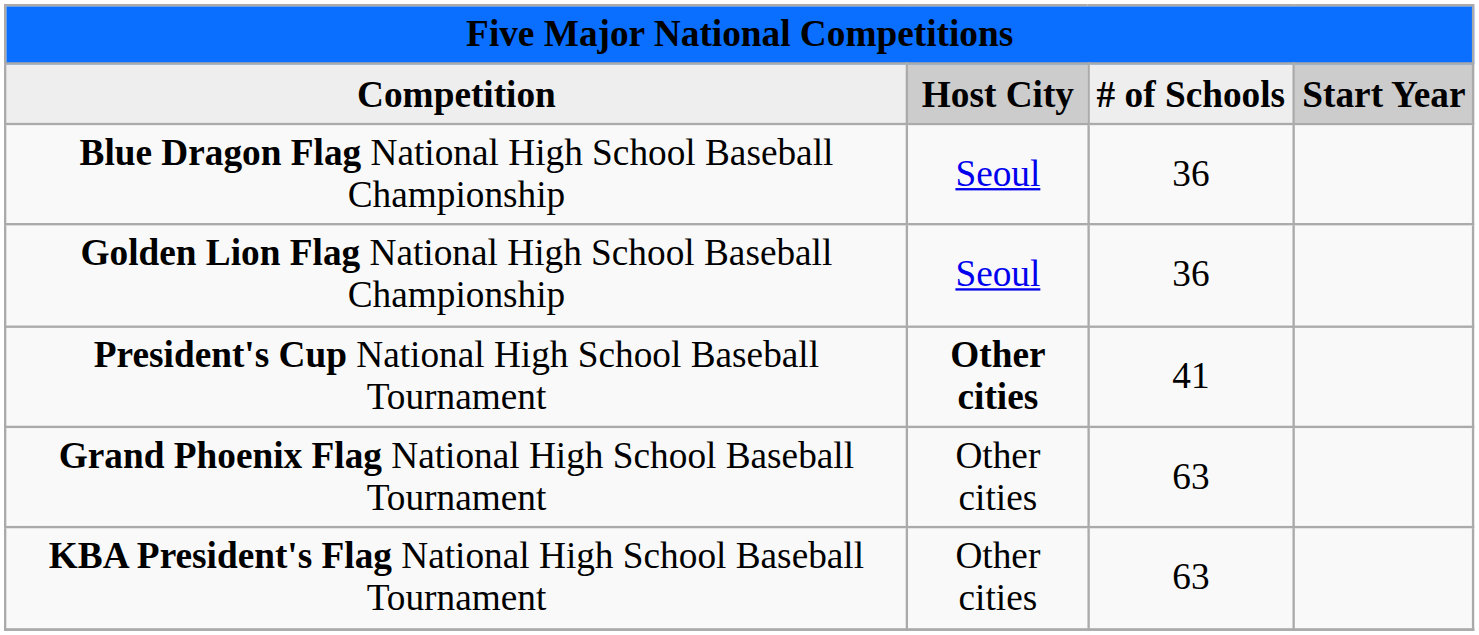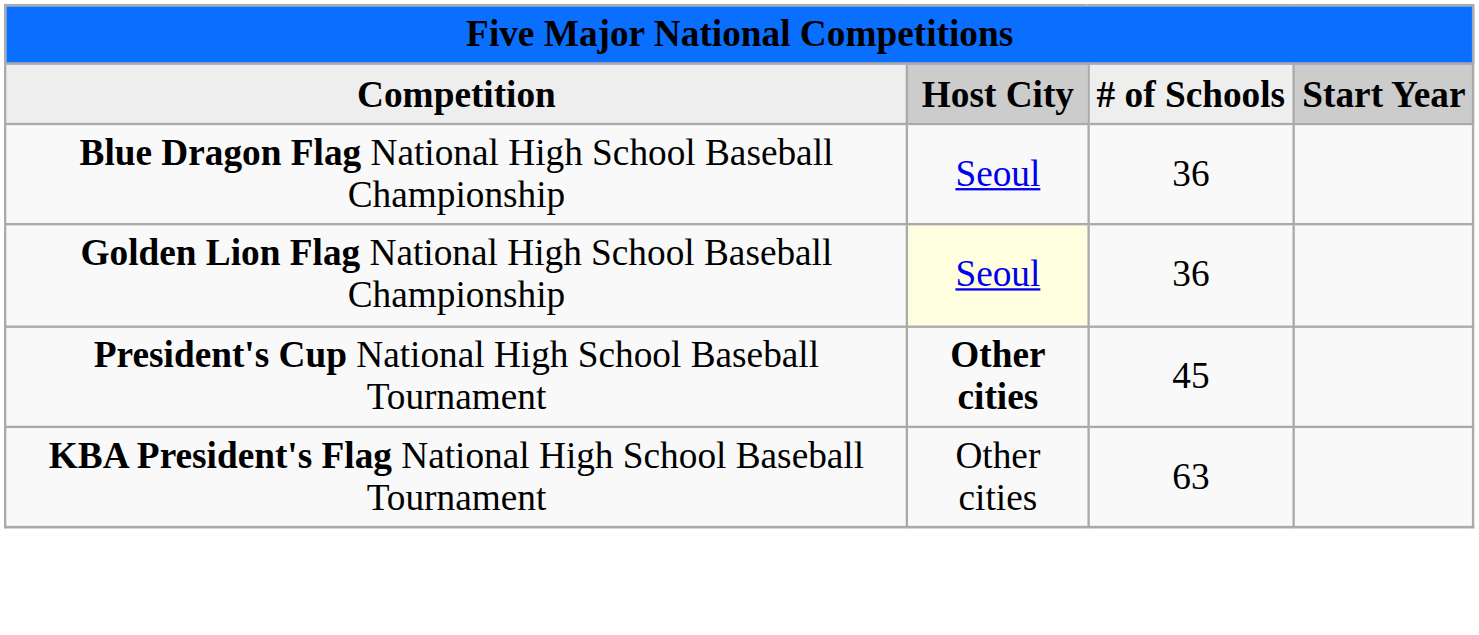(998, 274) no background -> (998, 274) lightyellow background
(1191, 375) 41 -> (1191, 375) 45
- row: (456, 476)
